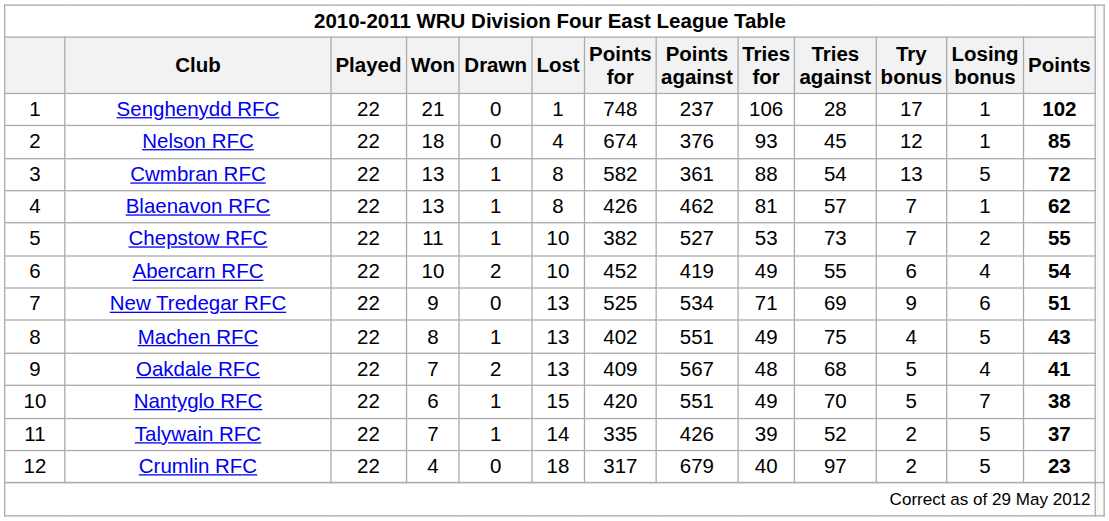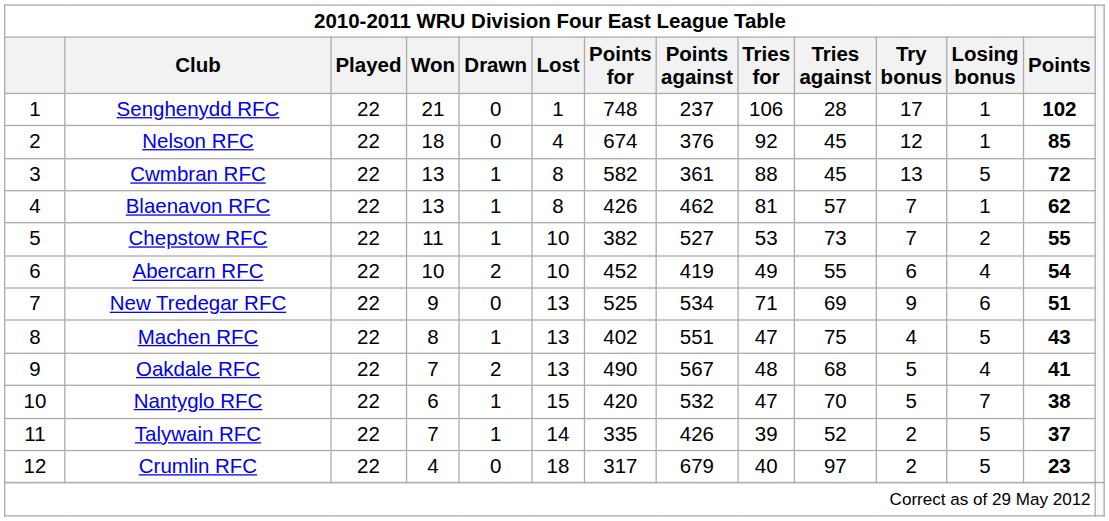(766, 141) 93 -> (766, 141) 92
(835, 174) 54 -> (835, 174) 45
(766, 336) 49 -> (766, 336) 47
(620, 369) 409 -> (620, 369) 490
(697, 401) 551 -> (697, 401) 532
(766, 401) 49 -> (766, 401) 47
